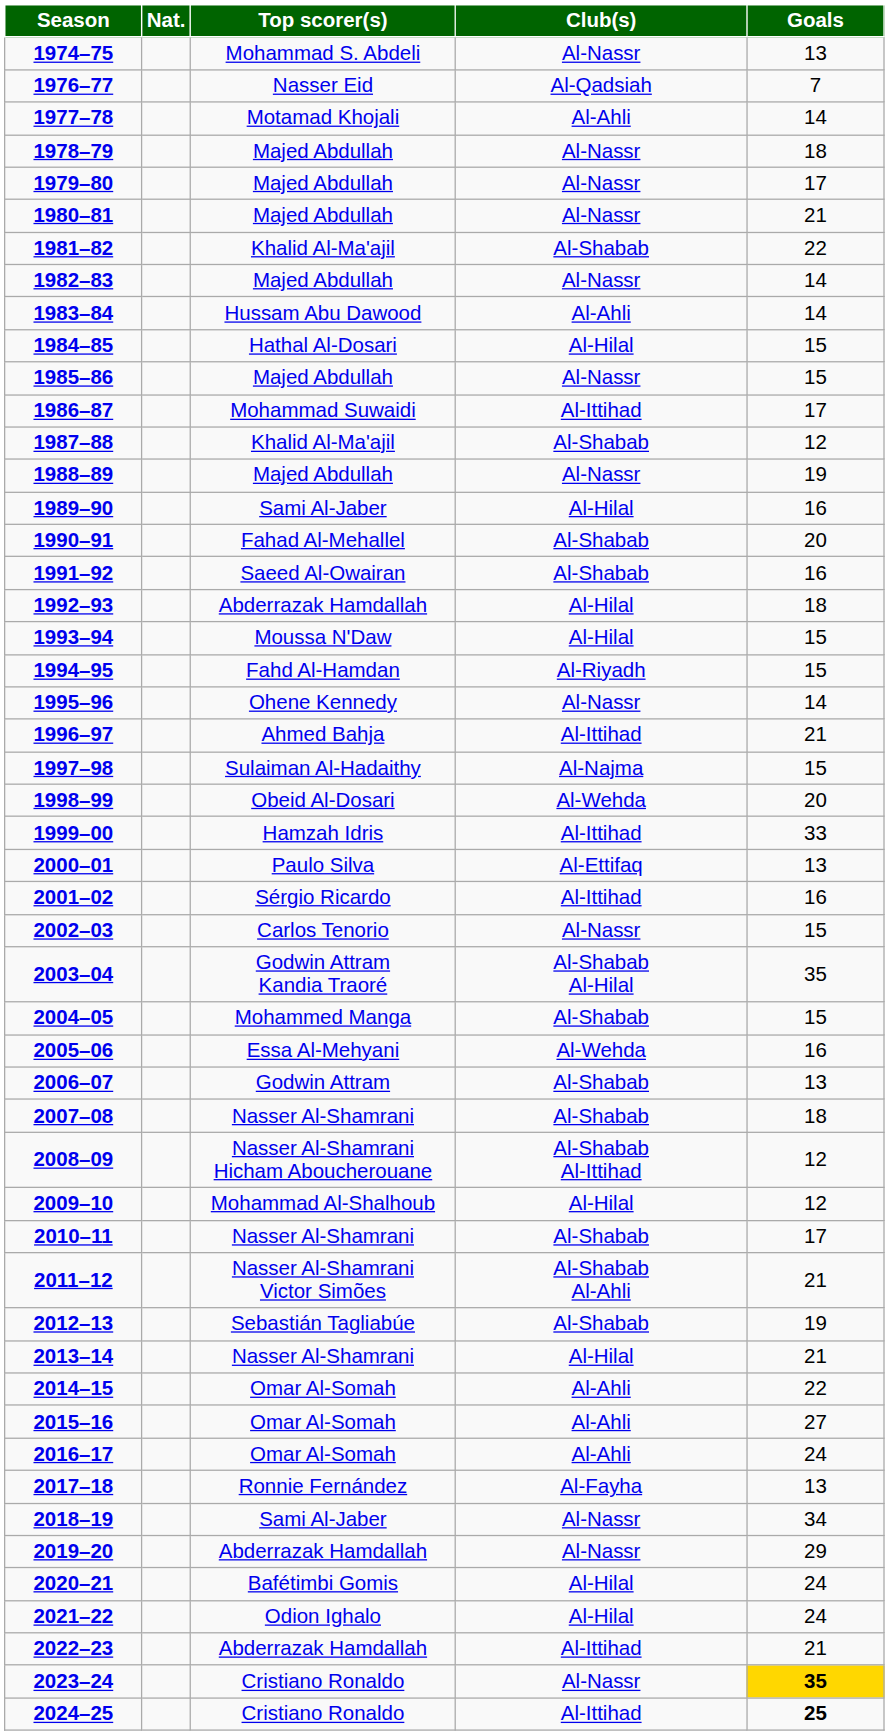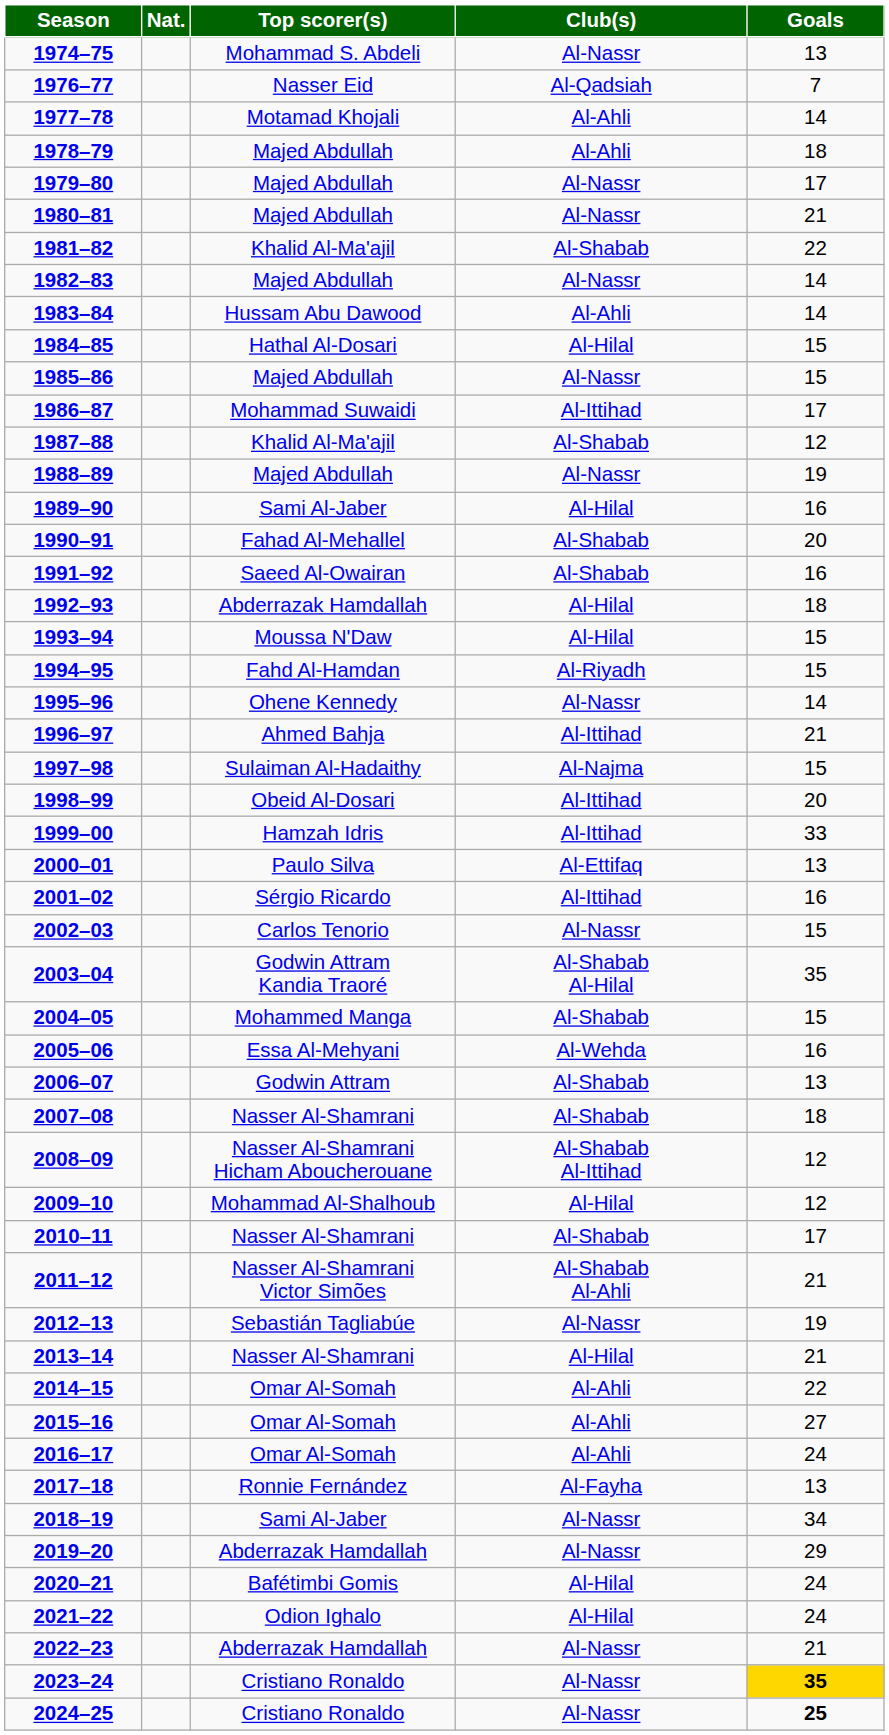(601, 150) Al-Nassr -> (601, 150) Al-Ahli
(601, 800) Al-Wehda -> (601, 800) Al-Ittihad
(601, 1324) Al-Shabab -> (601, 1324) Al-Nassr
(601, 1648) Al-Ittihad -> (601, 1648) Al-Nassr
(601, 1713) Al-Ittihad -> (601, 1713) Al-Nassr
